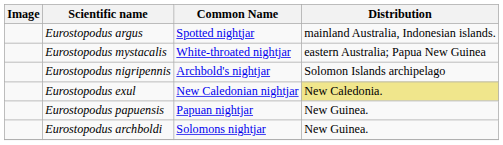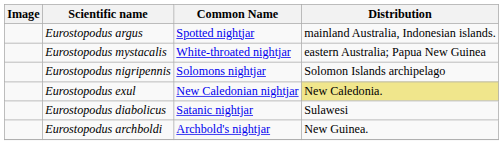(223, 71) Archbold's nightjar -> (221, 71) Solomons nightjar
+ row: (106, 110)
- row: (105, 110)
(221, 129) Solomons nightjar -> (223, 129) Archbold's nightjar
